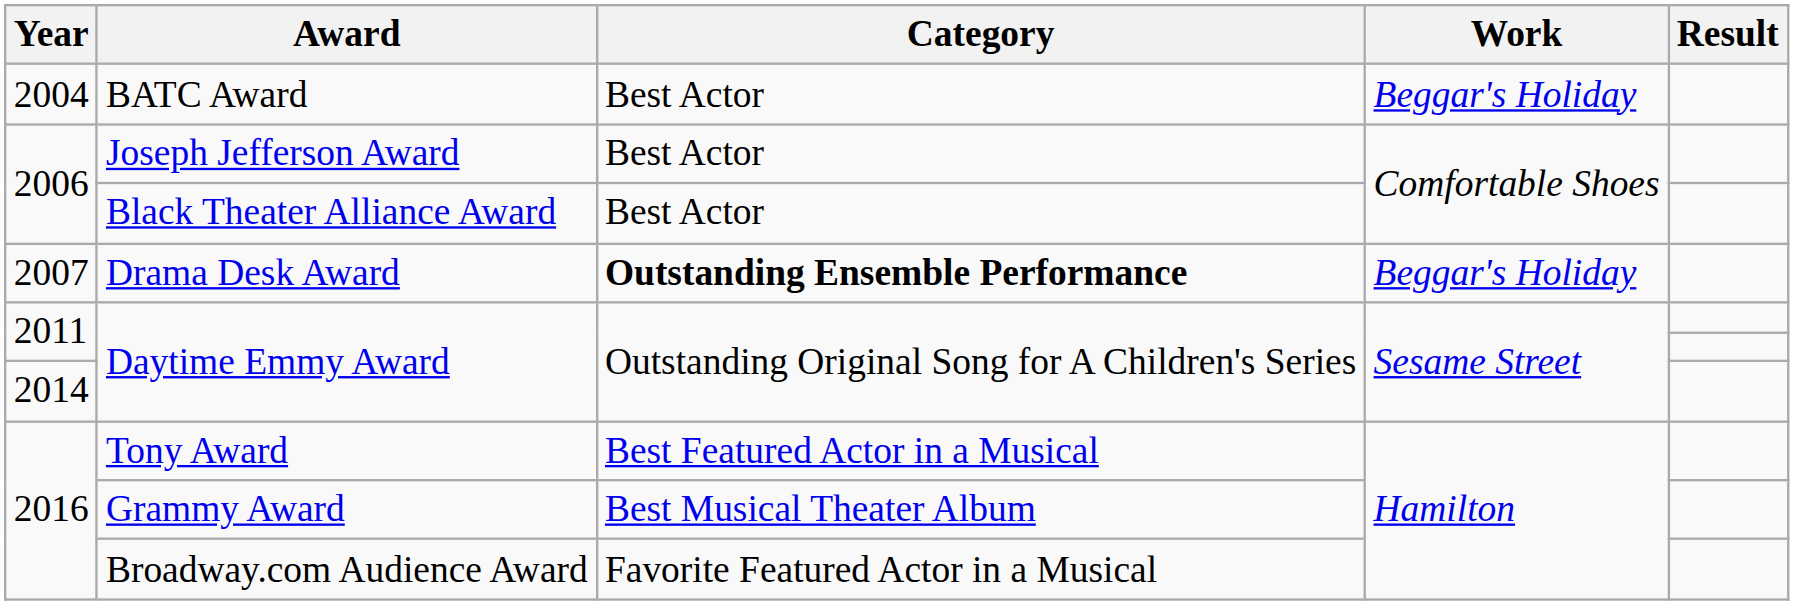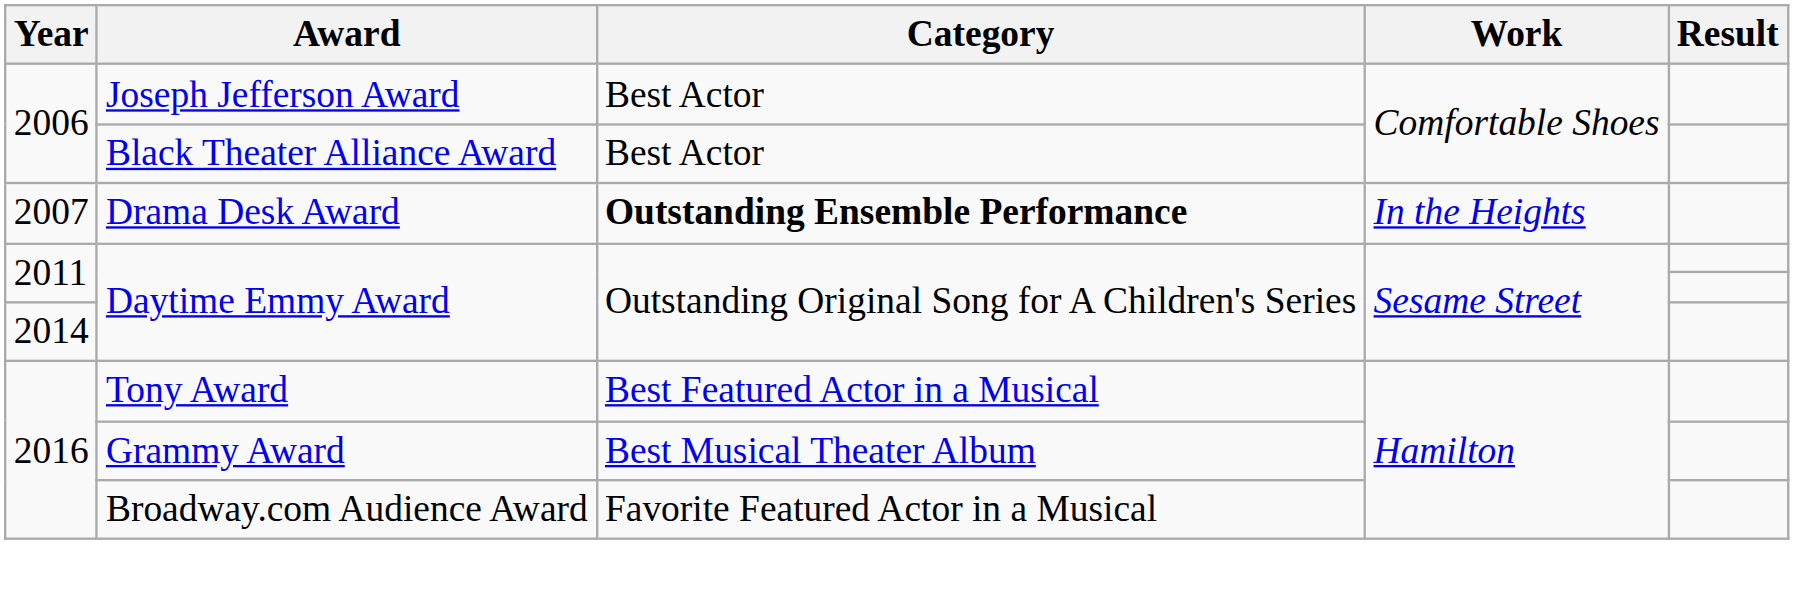- row: (51, 93)
(1505, 271) Beggar's Holiday -> (1480, 212) In the Heights
